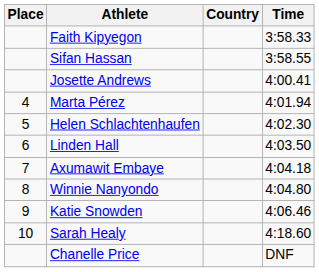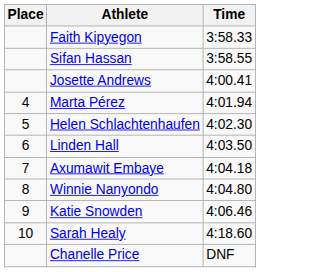- column: (233, 15)
